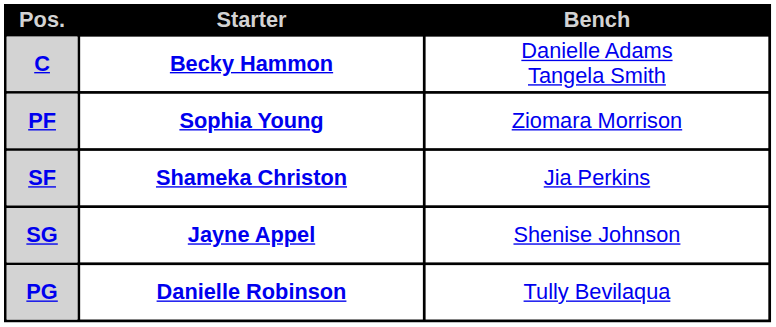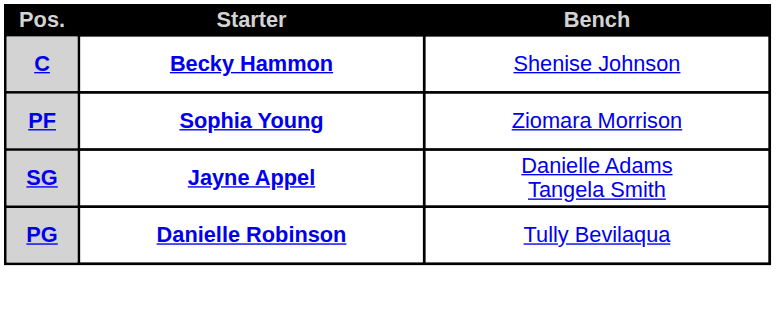(597, 63) Danielle Adams Tangela Smith -> (597, 63) Shenise Johnson
- row: (42, 177)
(597, 235) Shenise Johnson -> (597, 177) Danielle Adams Tangela Smith
